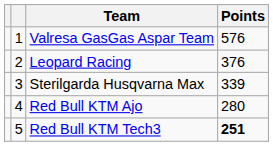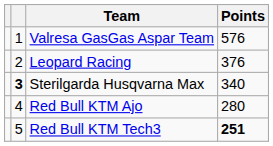(19, 84) normal -> (19, 84) bold
(233, 84) 339 -> (233, 84) 340
